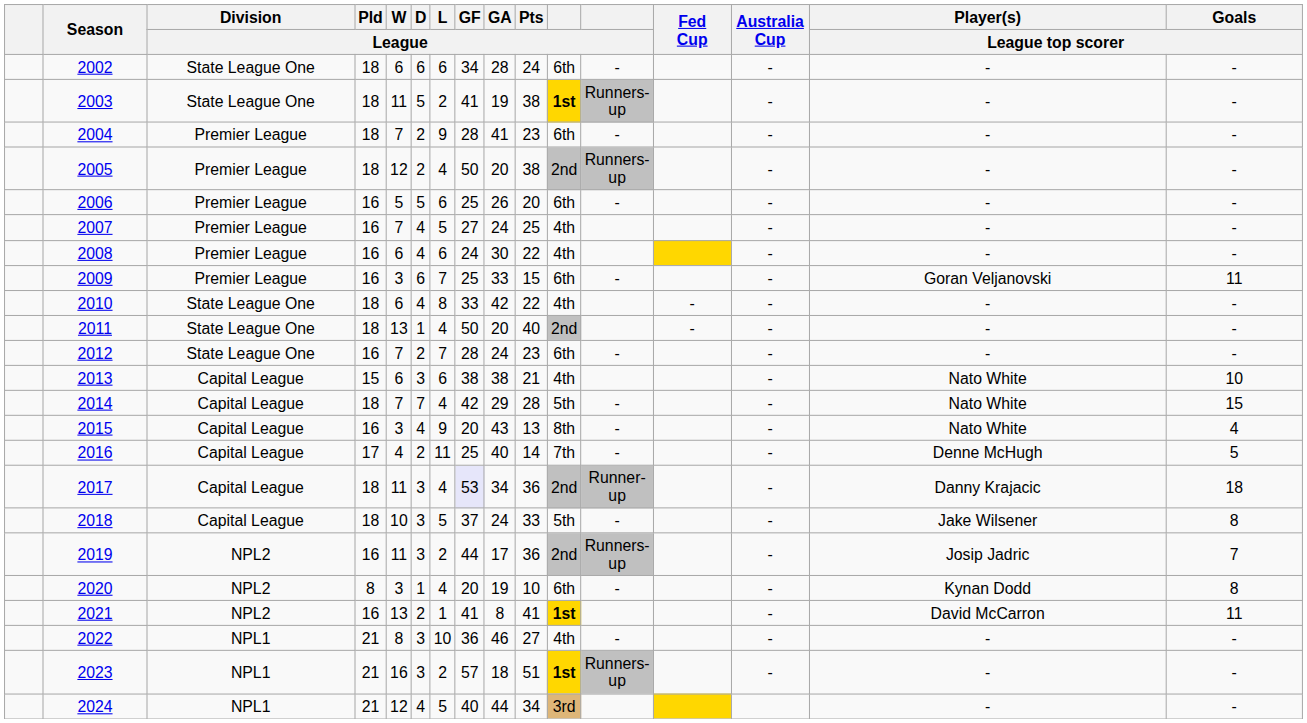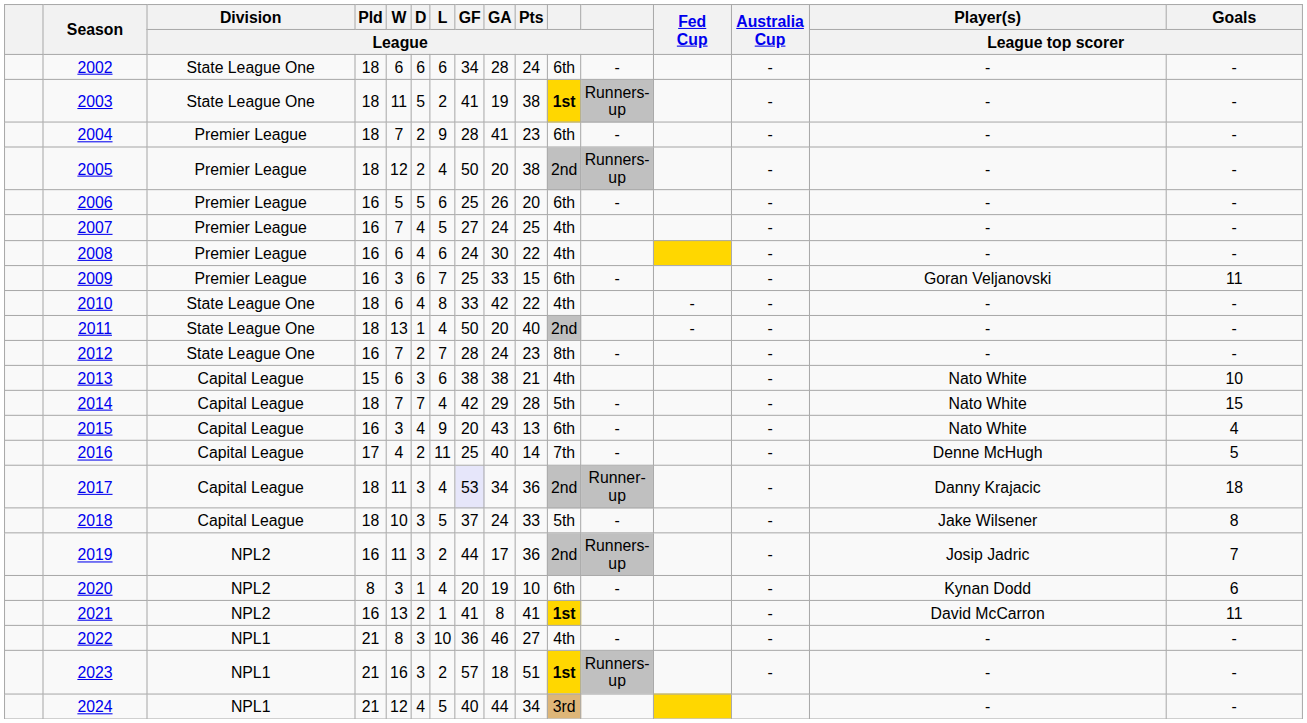(564, 353) 6th -> (564, 353) 8th
(564, 428) 8th -> (564, 428) 6th
(1234, 588) 8 -> (1234, 588) 6
